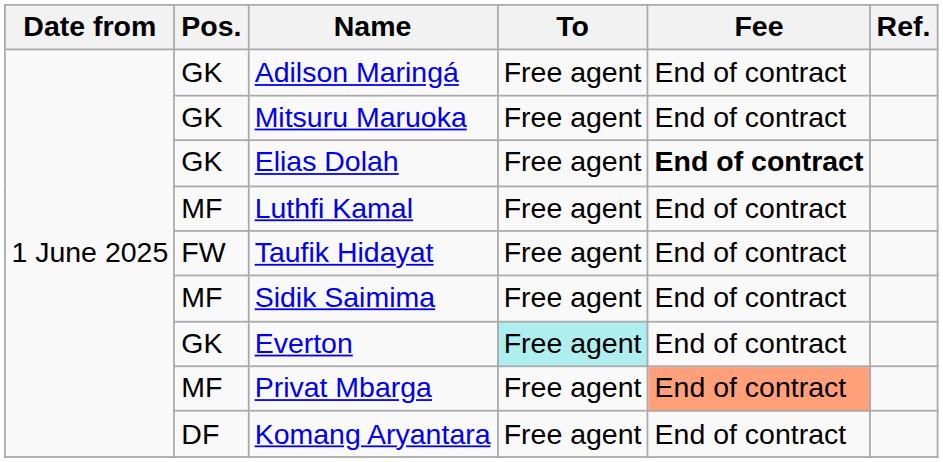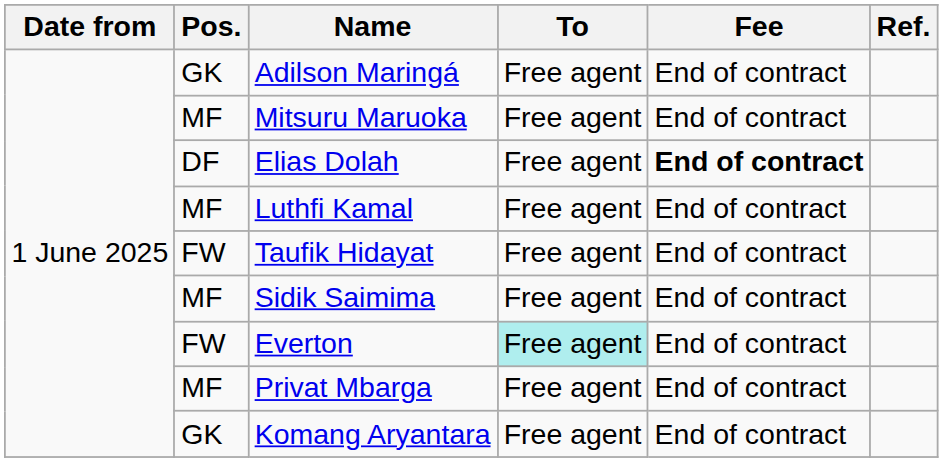(202, 117) GK -> (202, 117) MF
(202, 162) GK -> (200, 162) DF
(202, 343) GK -> (203, 343) FW
(750, 388) lightsalmon background -> (750, 388) no background
(200, 433) DF -> (202, 433) GK
